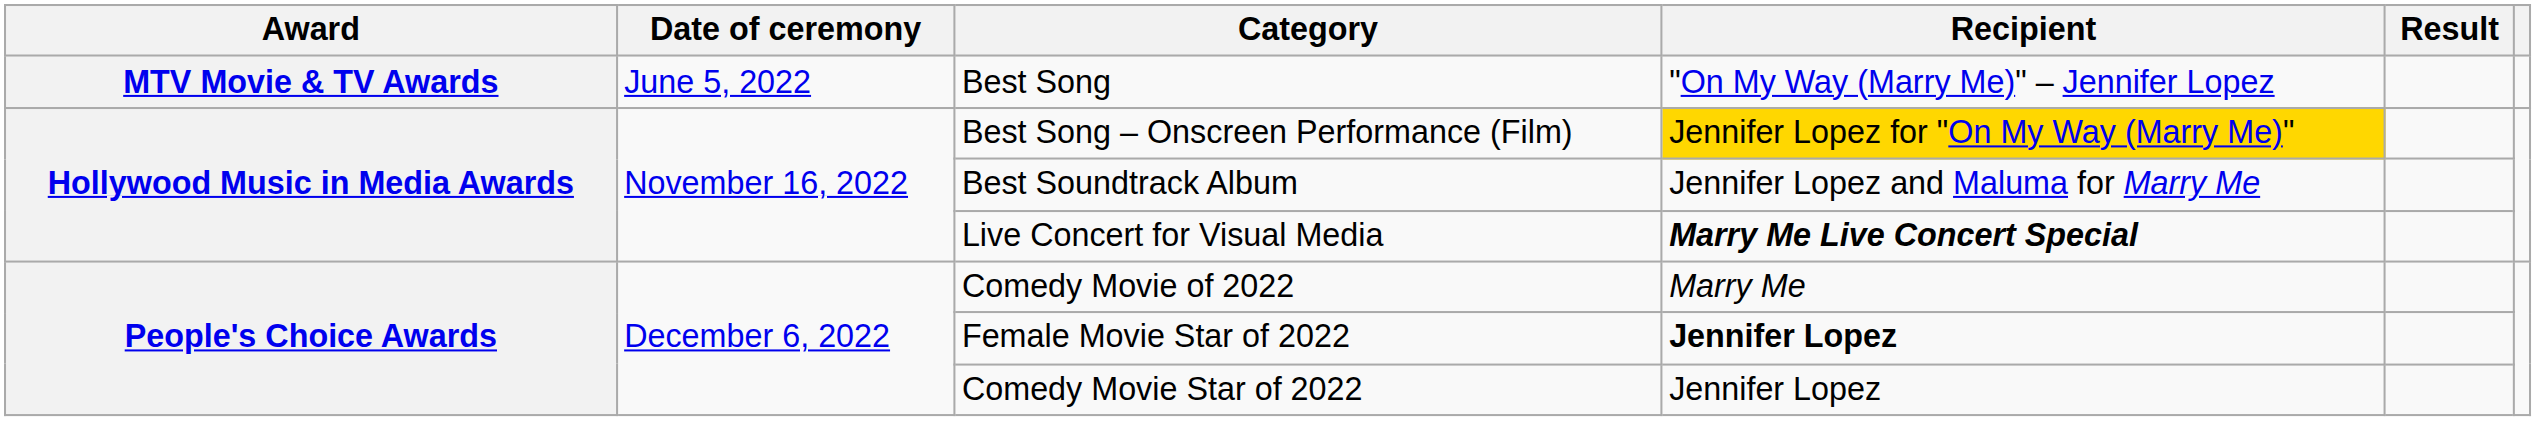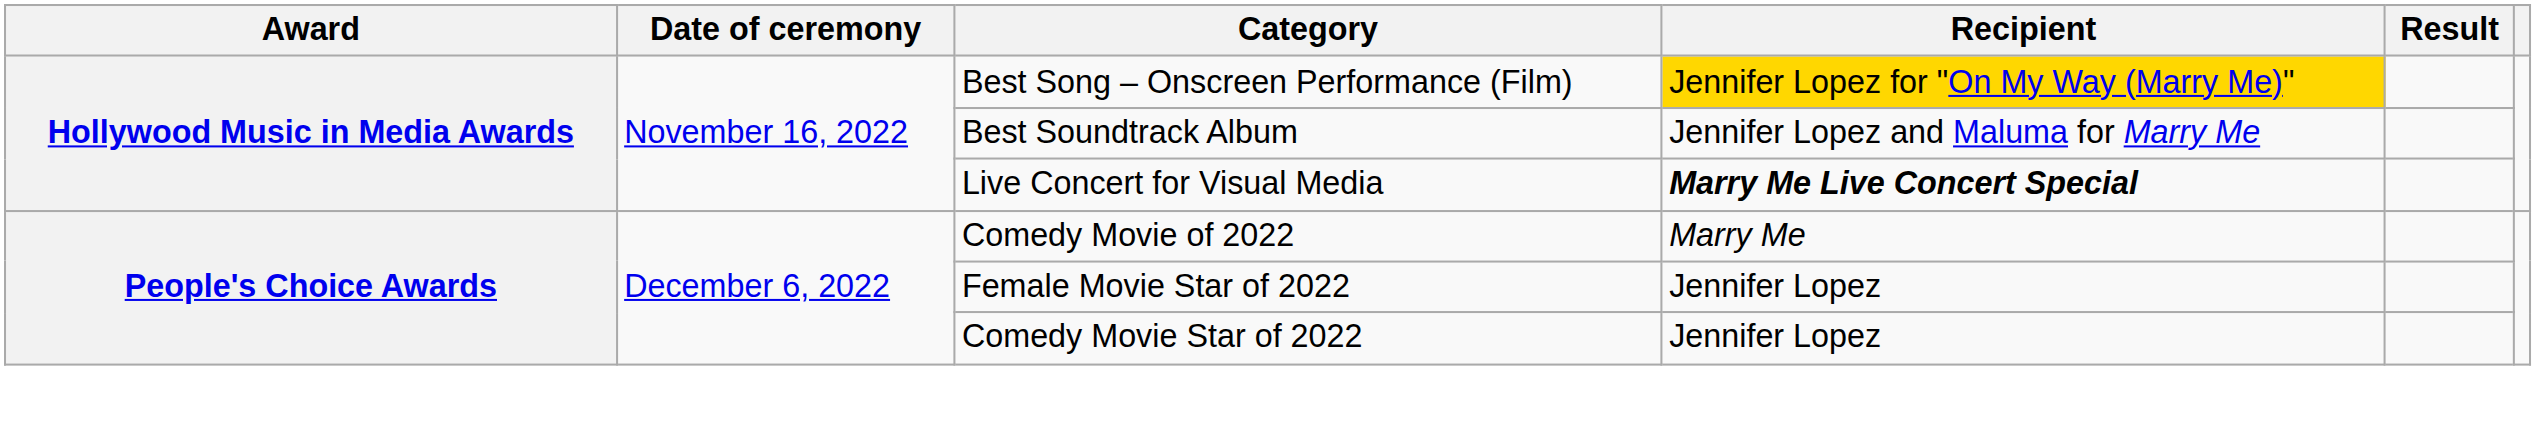- row: (1036, 81)
(1783, 337) bold -> (1775, 286) normal
